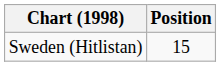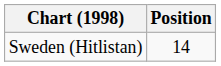(181, 46) 15 -> (181, 46) 14
